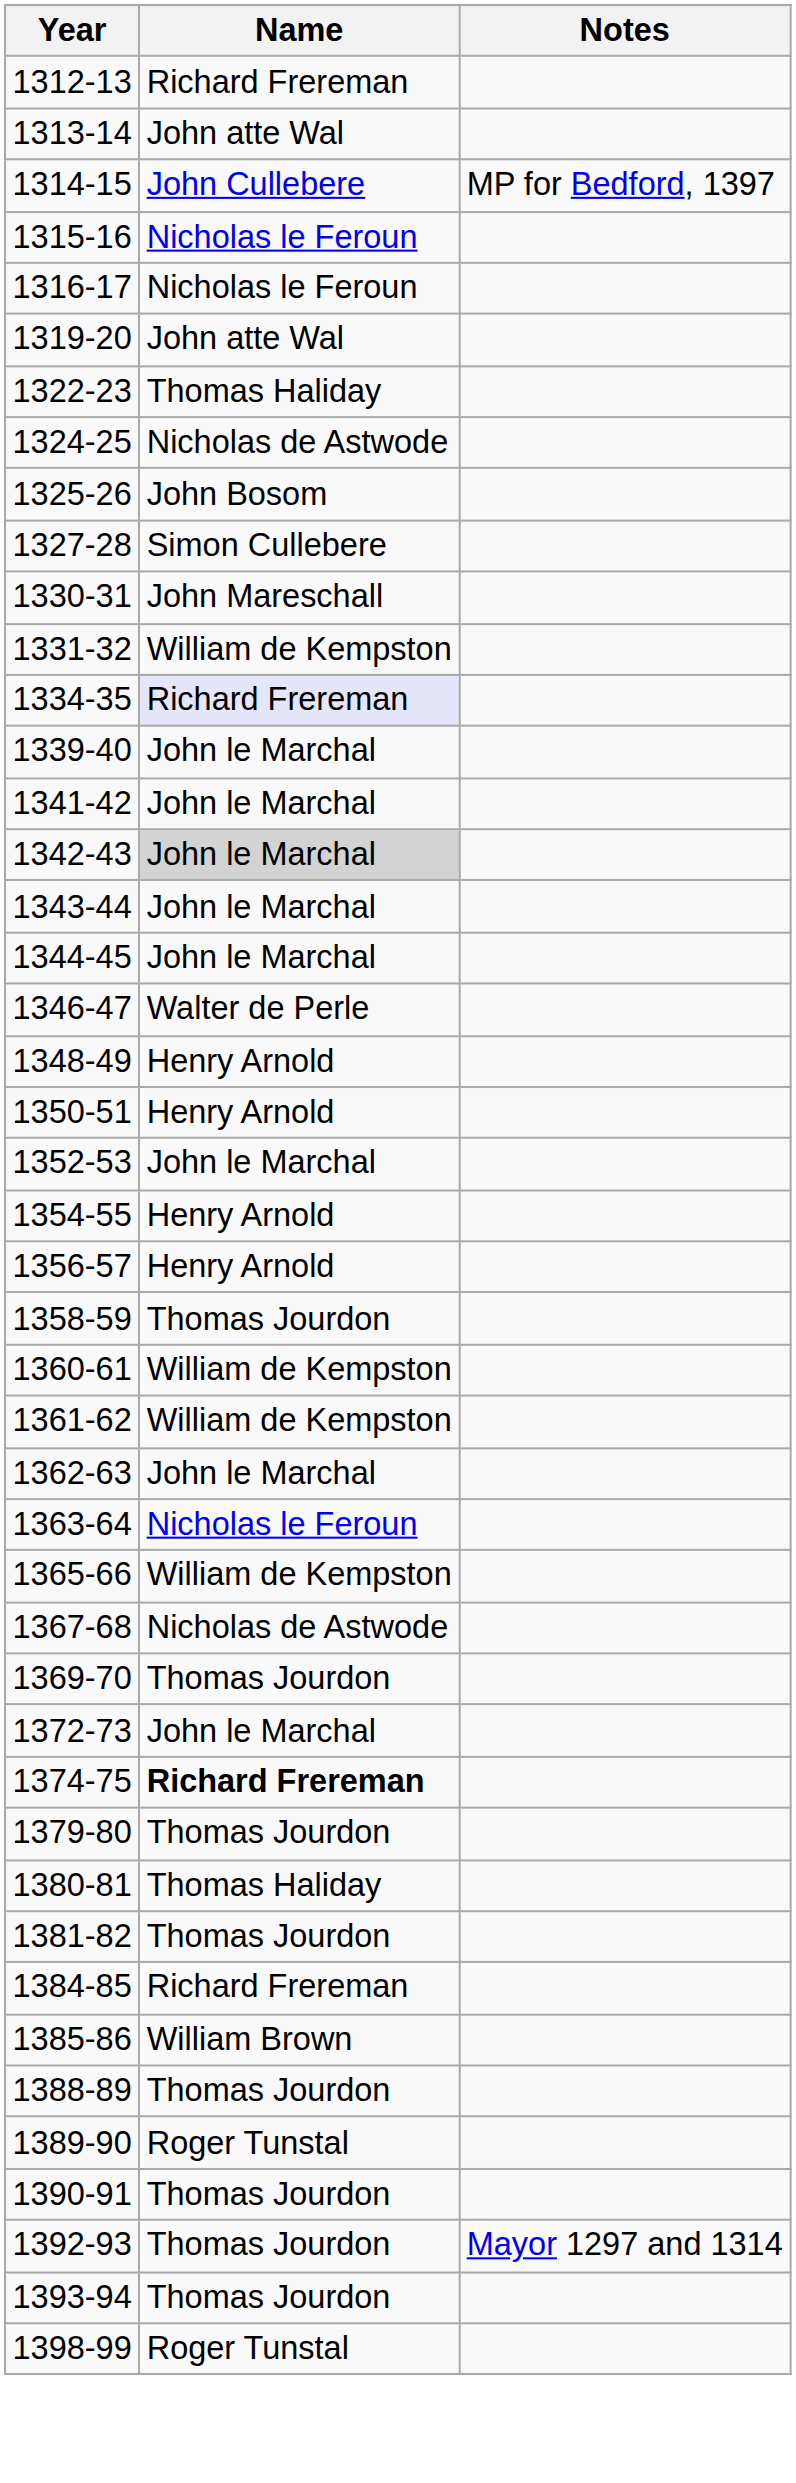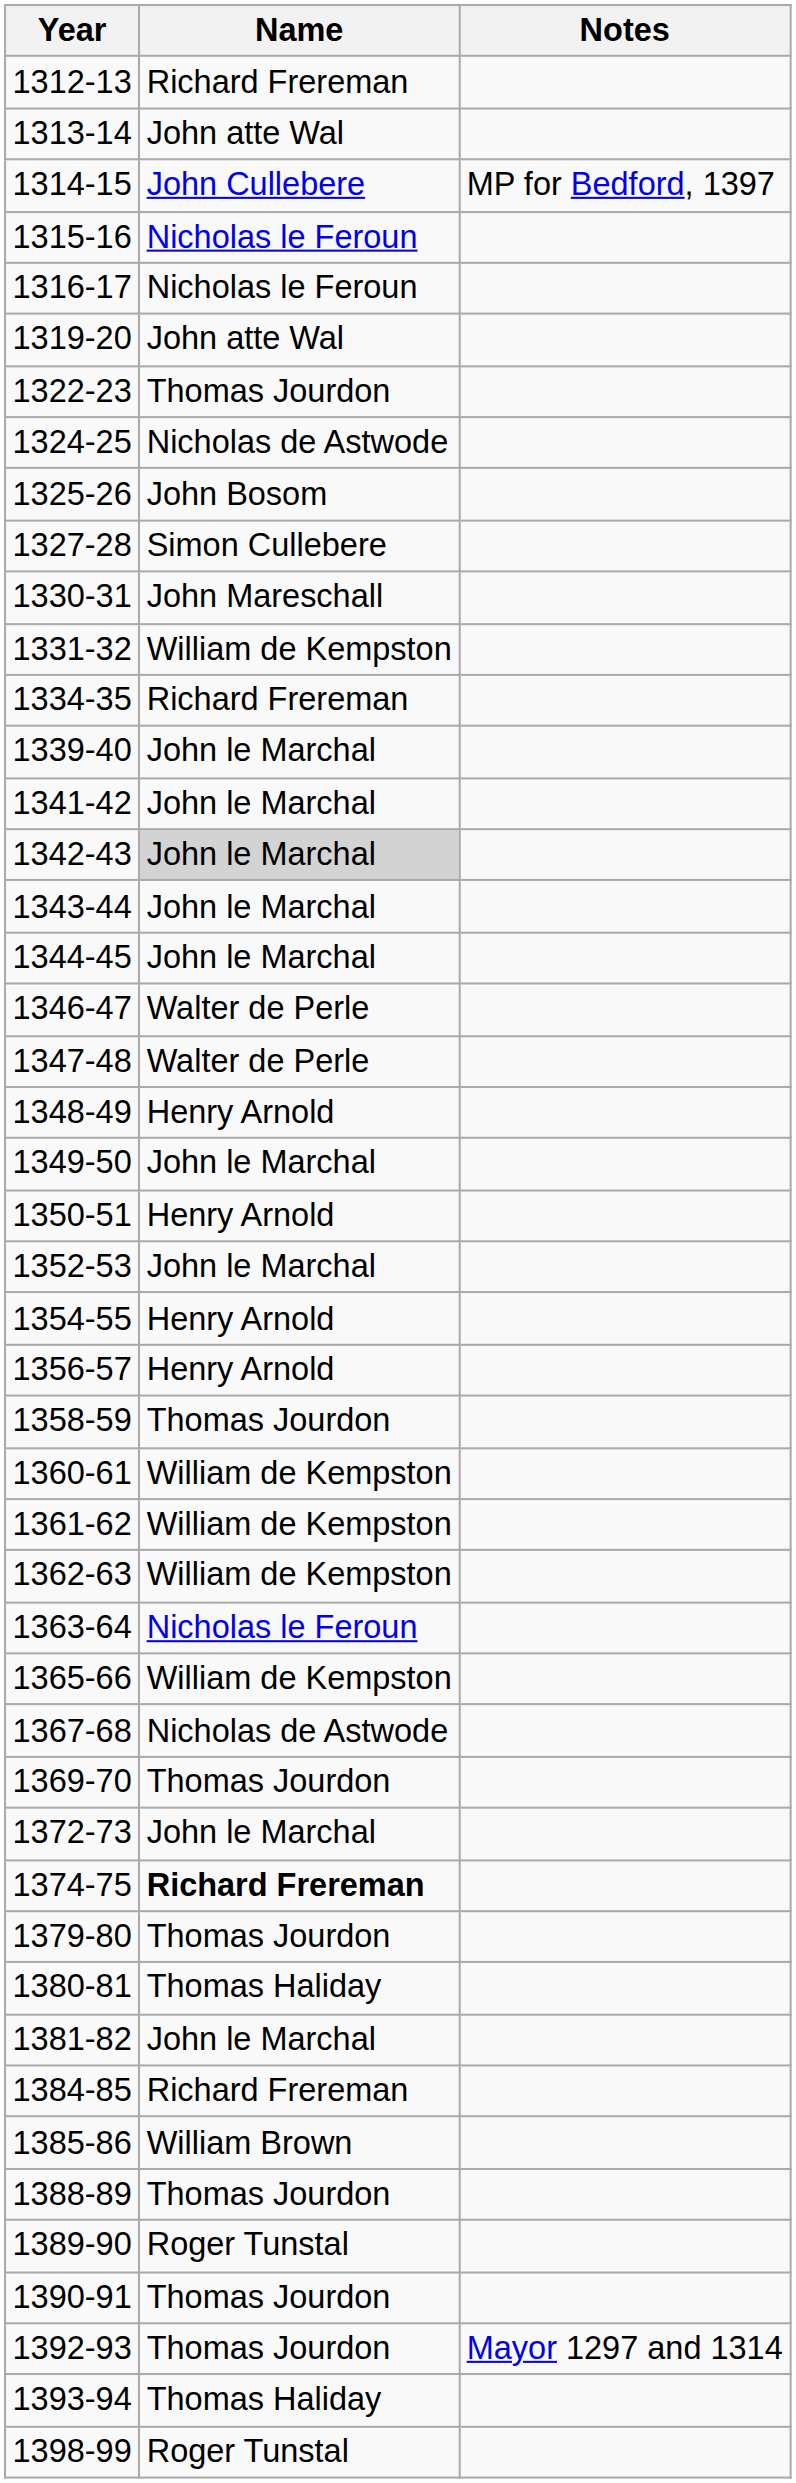(264, 390) Thomas Haliday -> (269, 390) Thomas Jourdon
(278, 699) lavender background -> (278, 699) no background
+ row: (72, 1060)
+ row: (72, 1163)
(261, 1472) John le Marchal -> (299, 1575) William de Kempston
(269, 1936) Thomas Jourdon -> (261, 2039) John le Marchal
(269, 2296) Thomas Jourdon -> (264, 2399) Thomas Haliday
